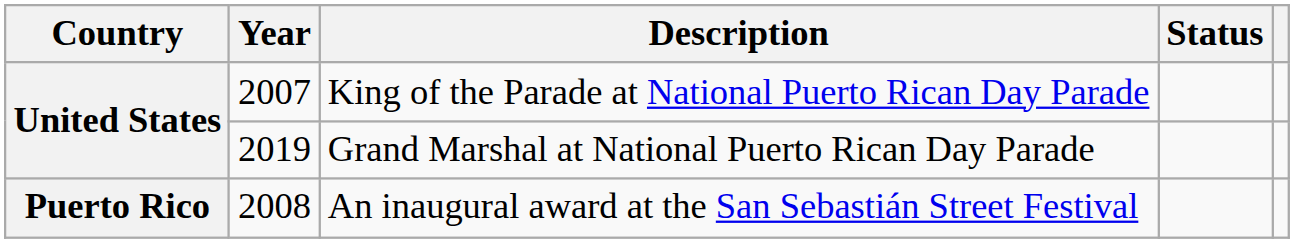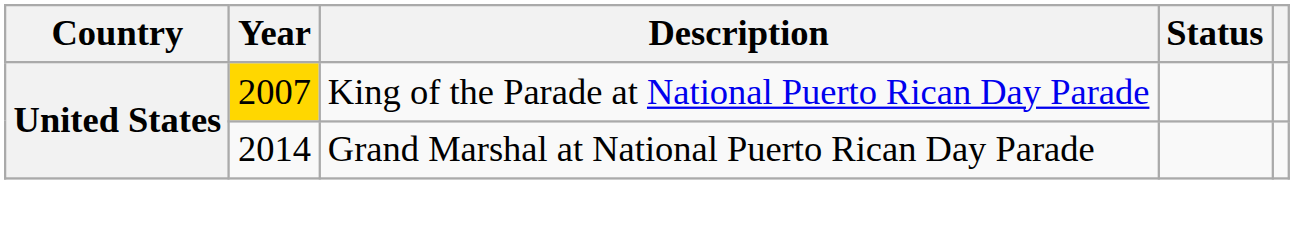(275, 91) no background -> (275, 91) gold background
(275, 149) 2019 -> (275, 149) 2014
- row: (733, 206)
